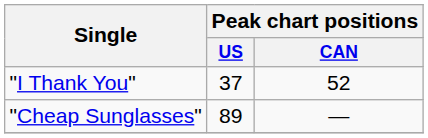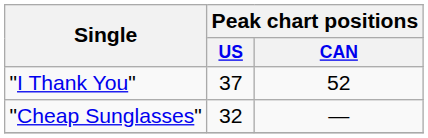(231, 116) 89 -> (231, 116) 32
